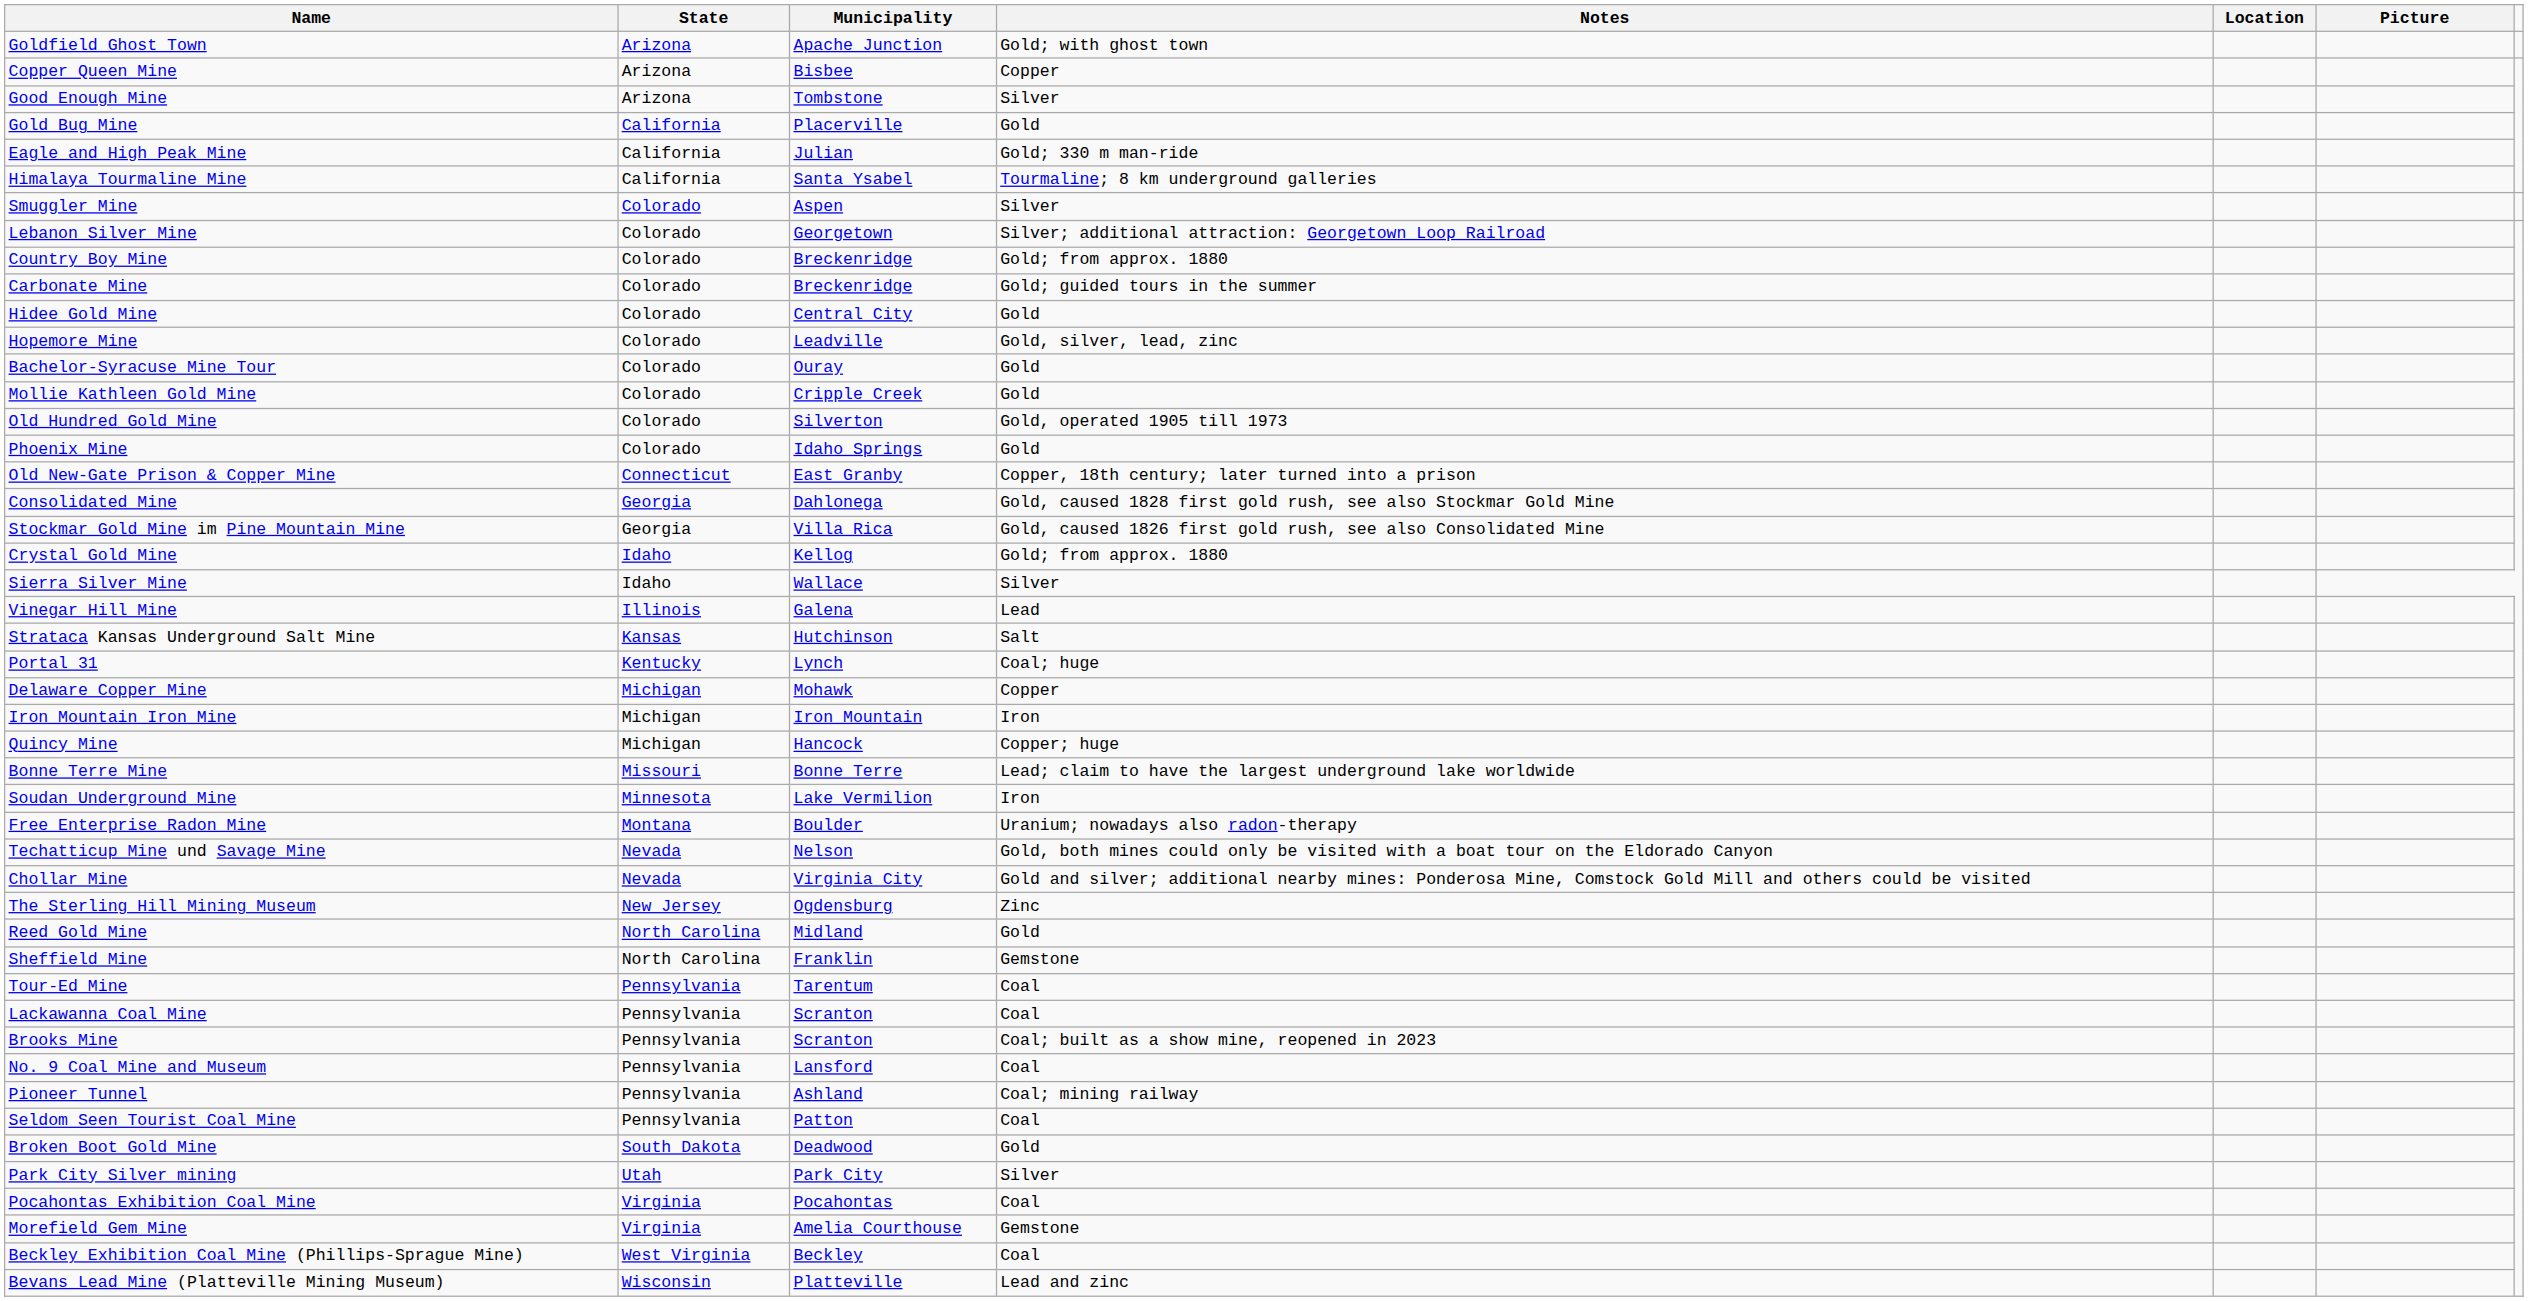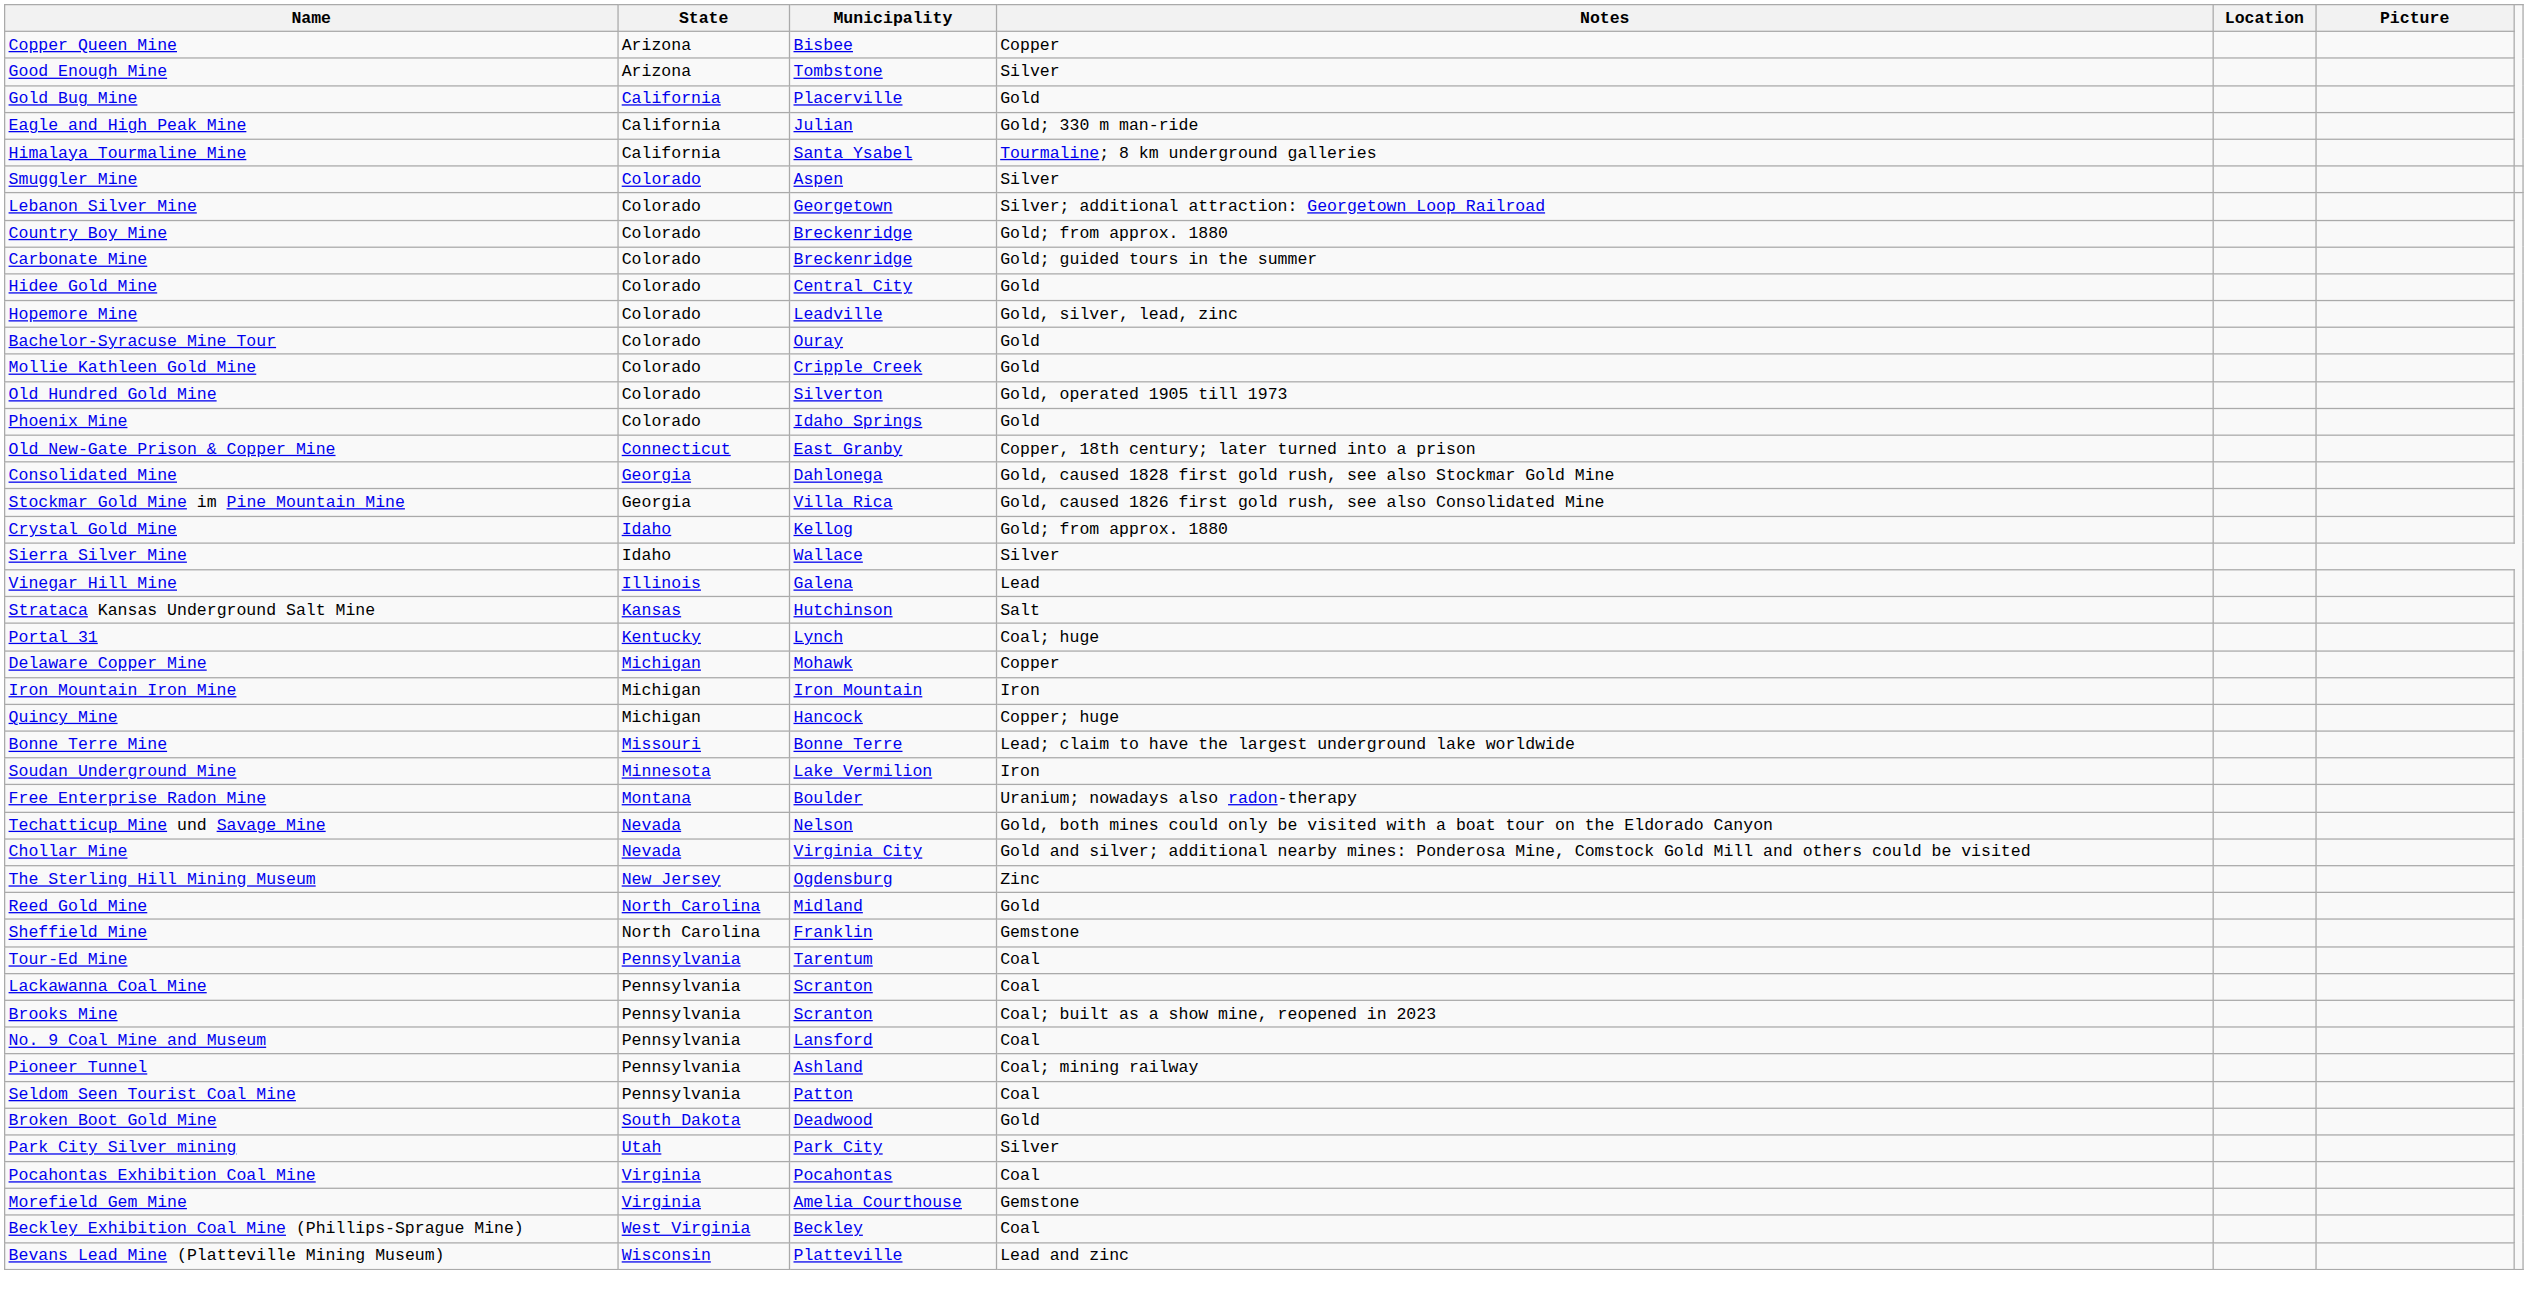- row: (108, 45)
